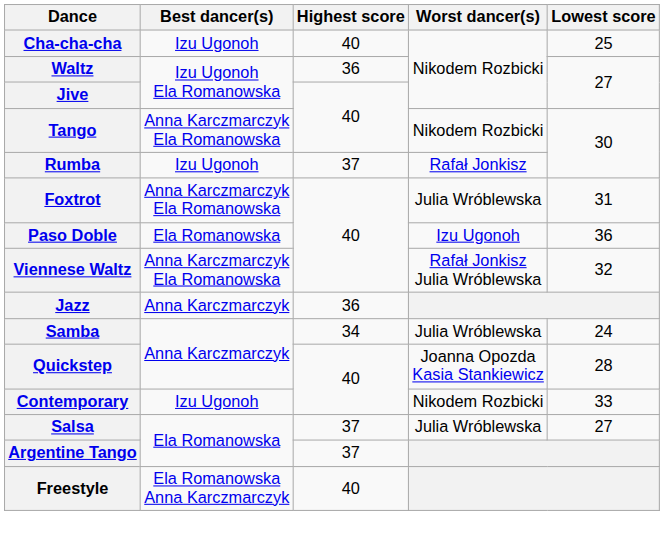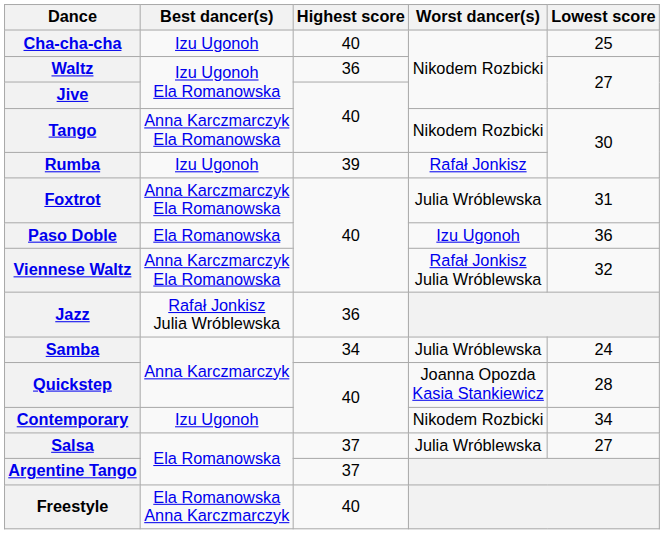(351, 165) 37 -> (351, 165) 39
(217, 305) Anna Karczmarczyk -> (217, 314) Rafał Jonkisz Julia Wróblewska
(604, 401) 33 -> (604, 419) 34
